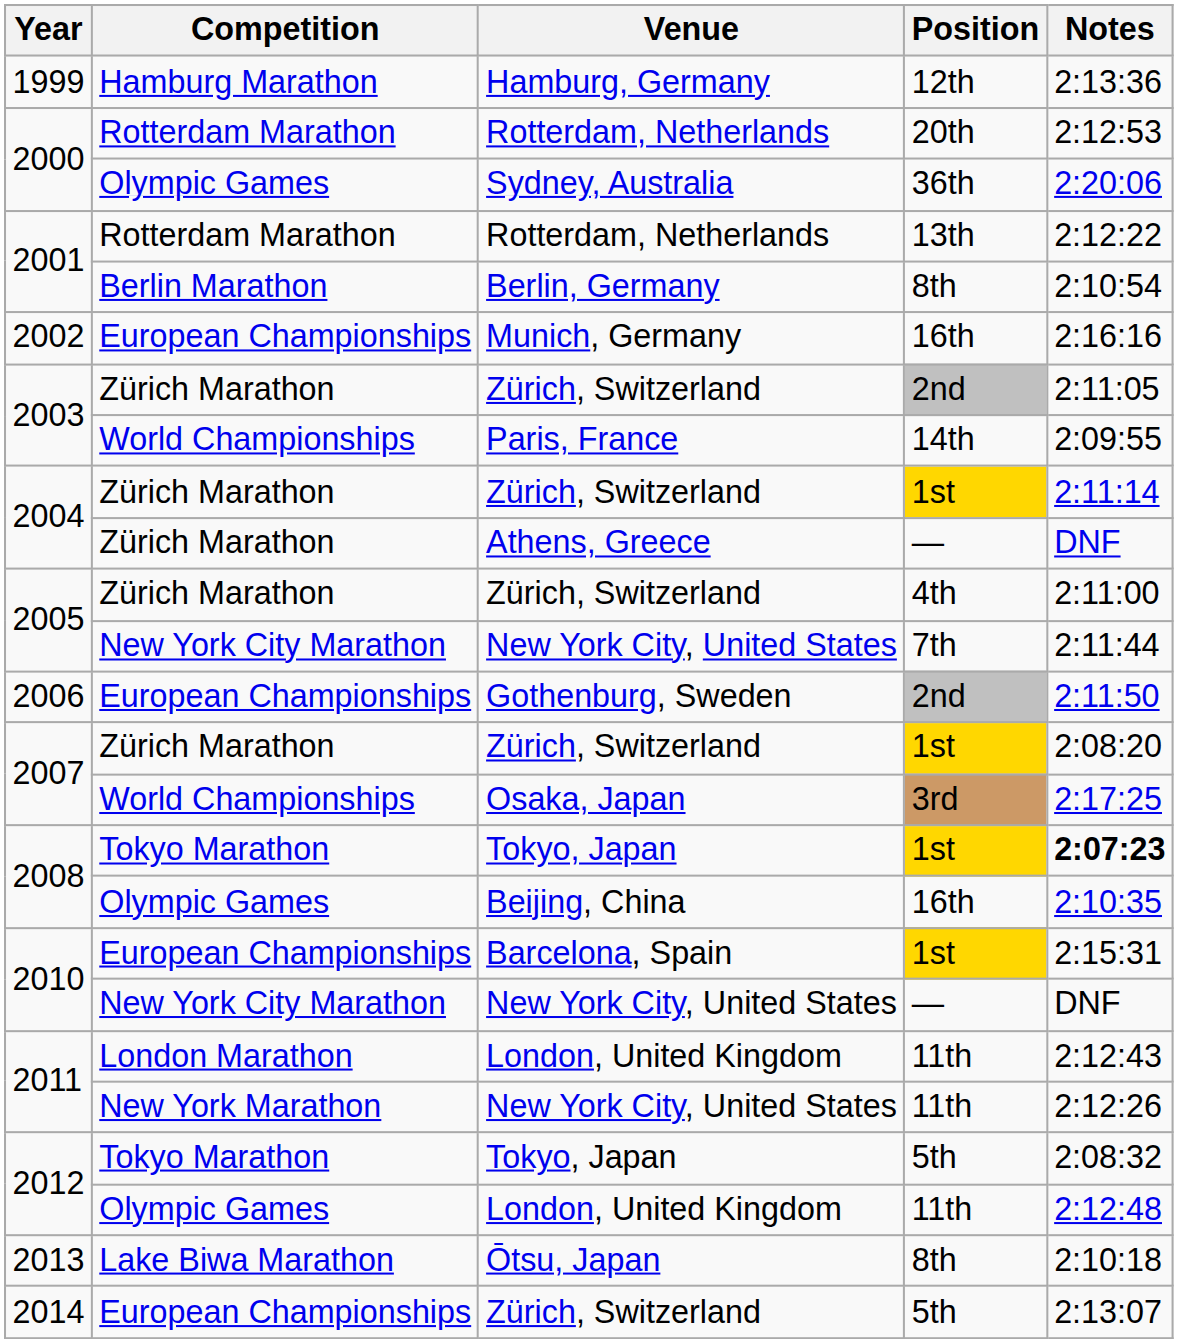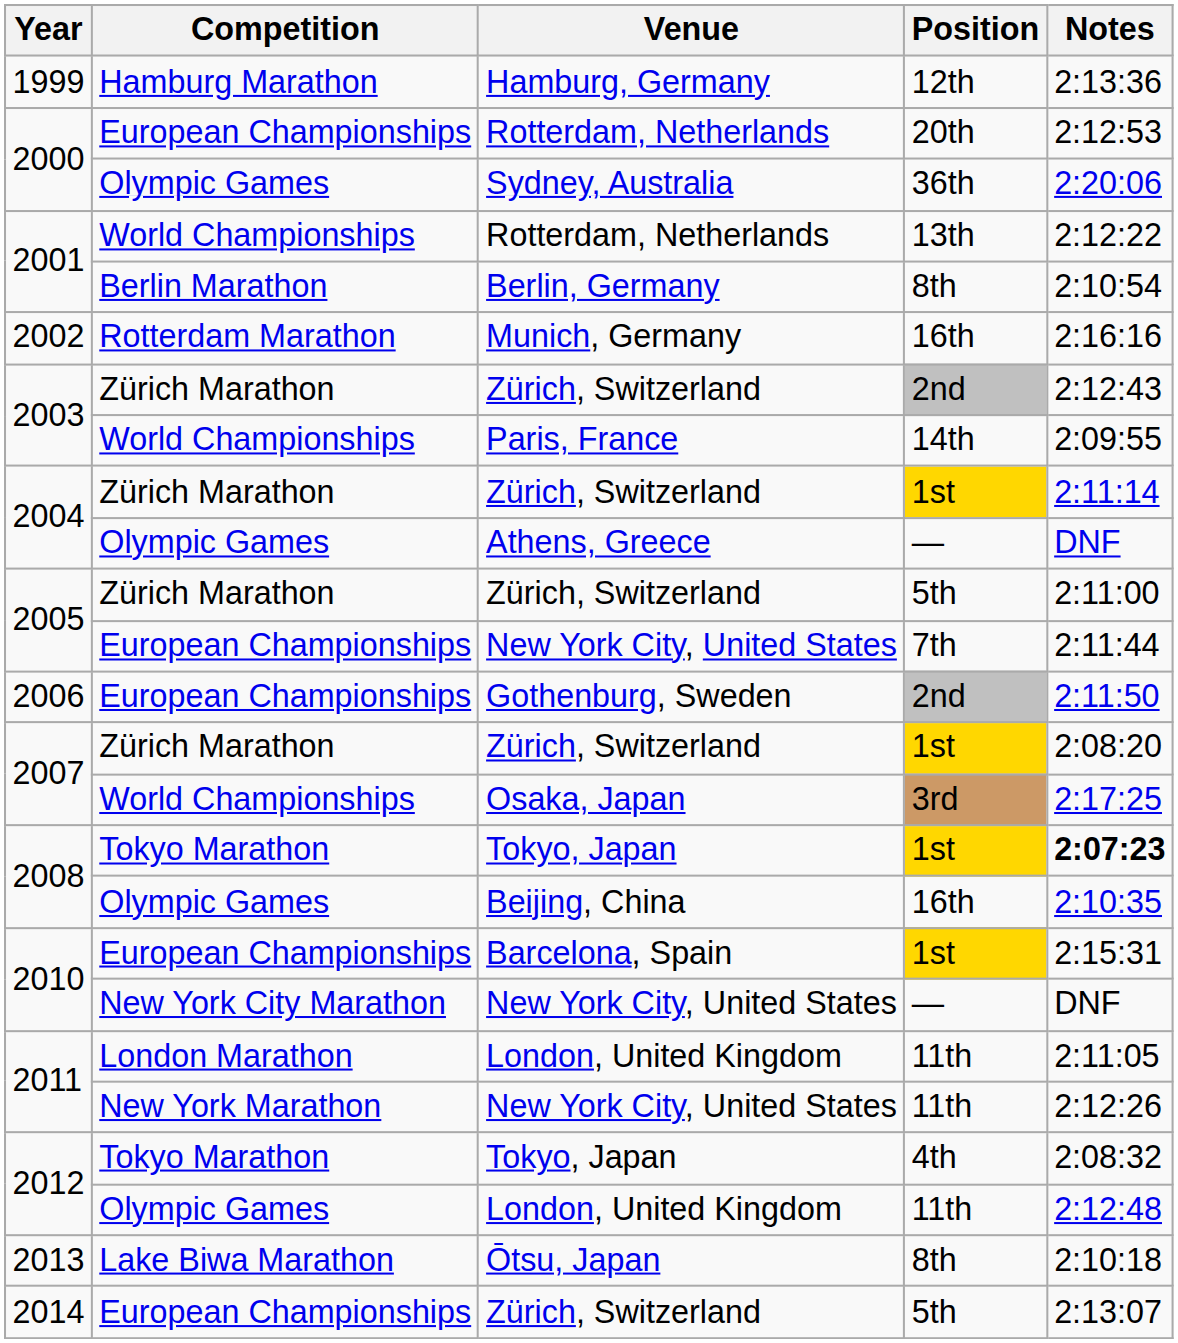(247, 132) Rotterdam Marathon -> (285, 132) European Championships
(247, 235) Rotterdam Marathon -> (257, 235) World Championships
(285, 337) European Championships -> (247, 337) Rotterdam Marathon
(1107, 388) 2:11:05 -> (1108, 388) 2:12:43
(217, 542) Zürich Marathon -> (214, 542) Olympic Games
(934, 593) 4th -> (934, 593) 5th
(273, 645) New York City Marathon -> (285, 645) European Championships
(1108, 1055) 2:12:43 -> (1107, 1055) 2:11:05
(934, 1157) 5th -> (934, 1157) 4th
